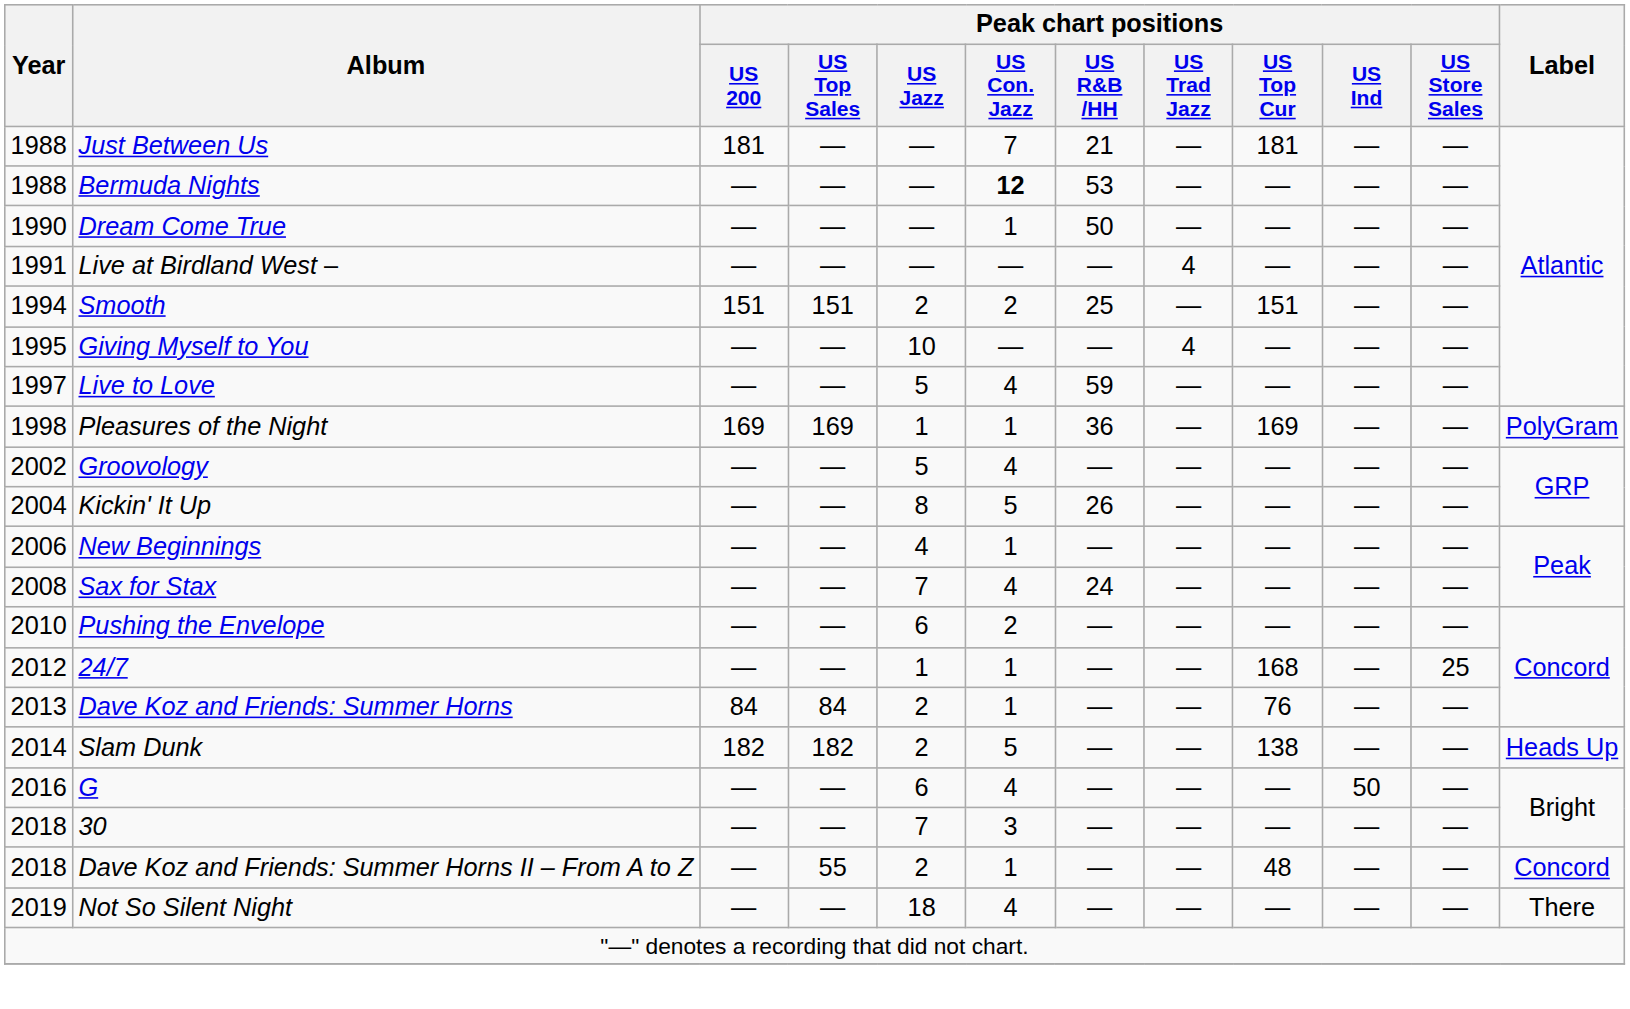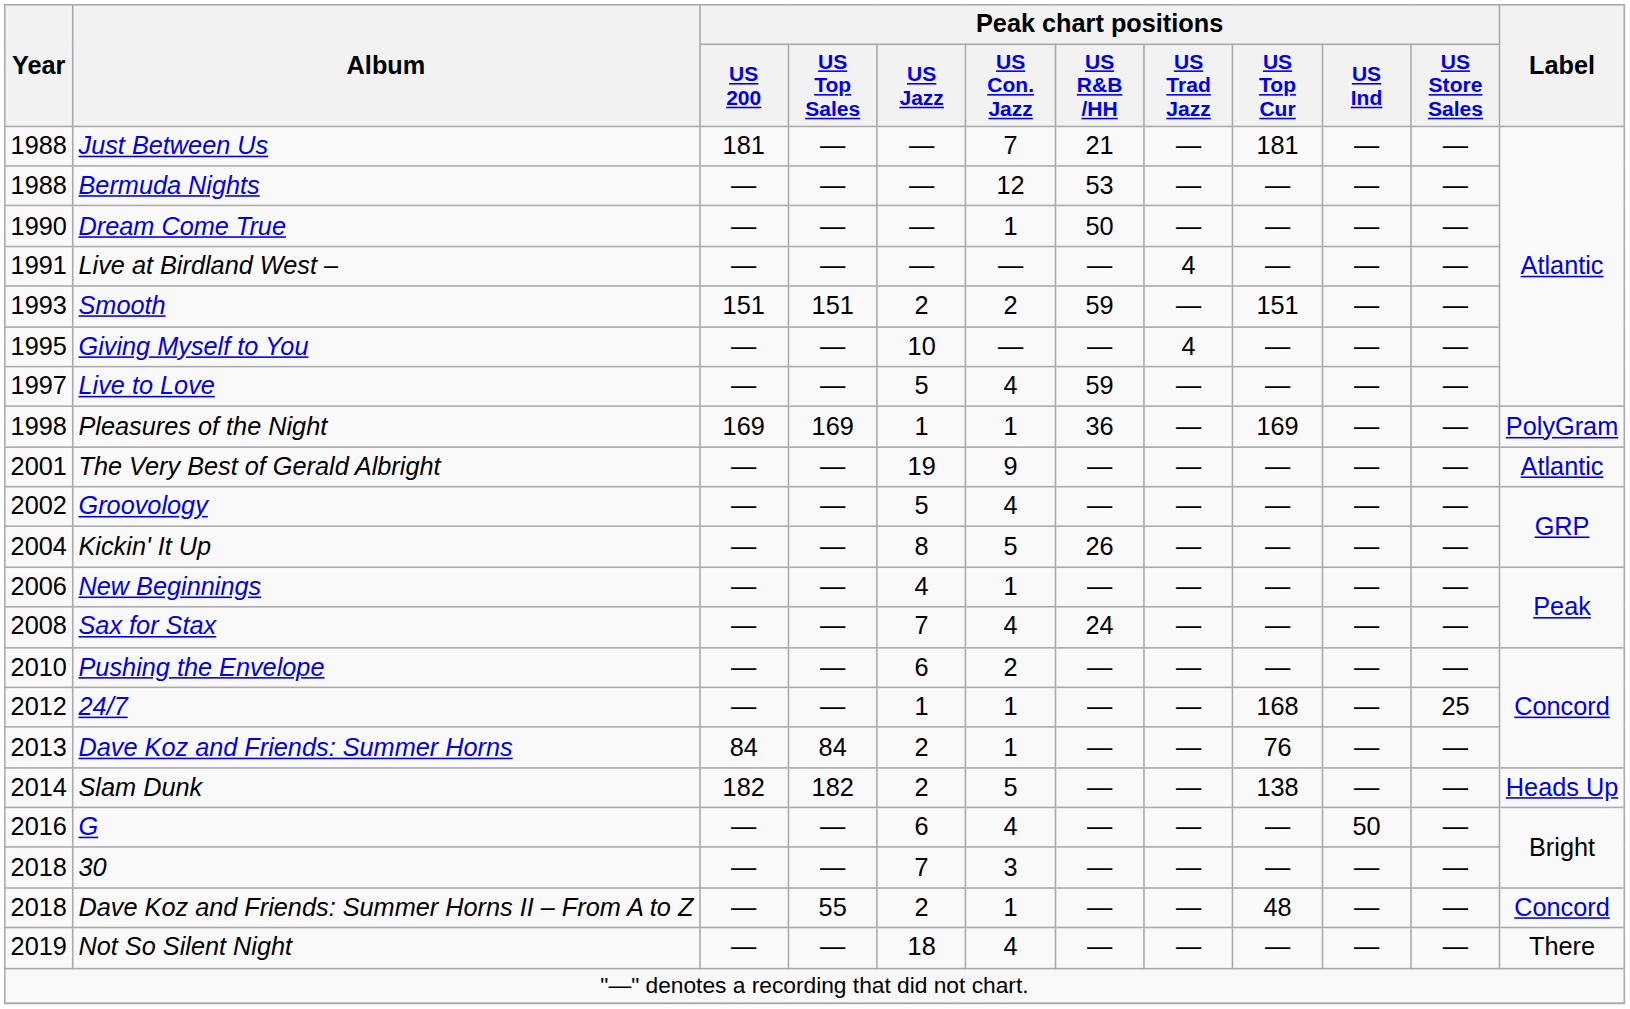(1011, 185) bold -> (1011, 185) normal
(39, 306) 1994 -> (39, 306) 1993
(1100, 306) 25 -> (1100, 306) 59
+ row: (260, 466)
